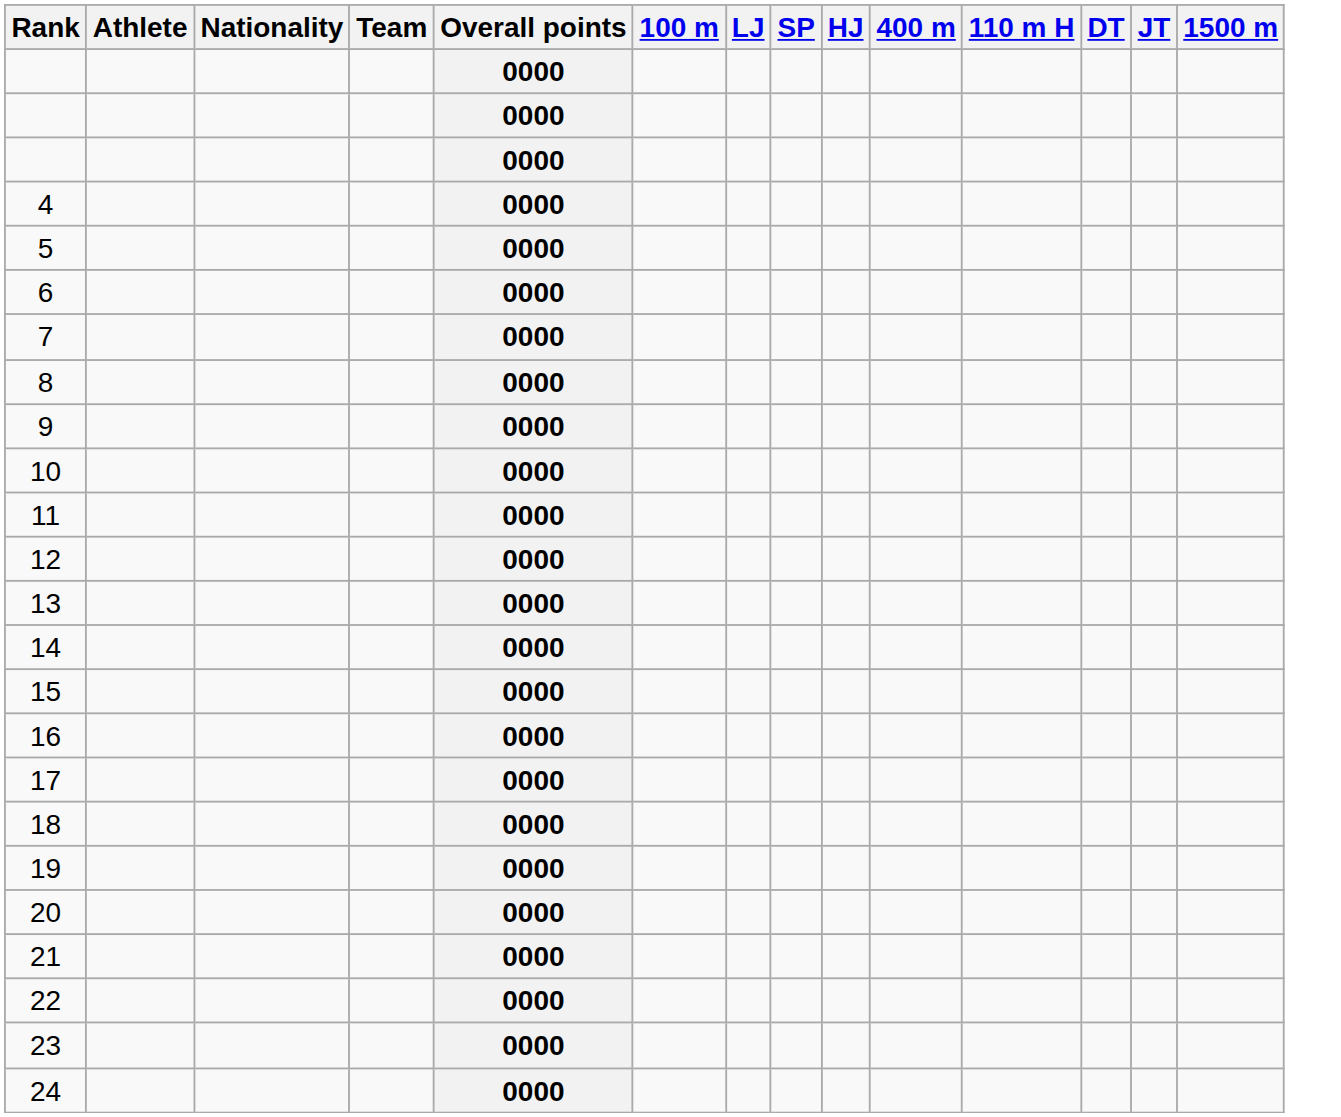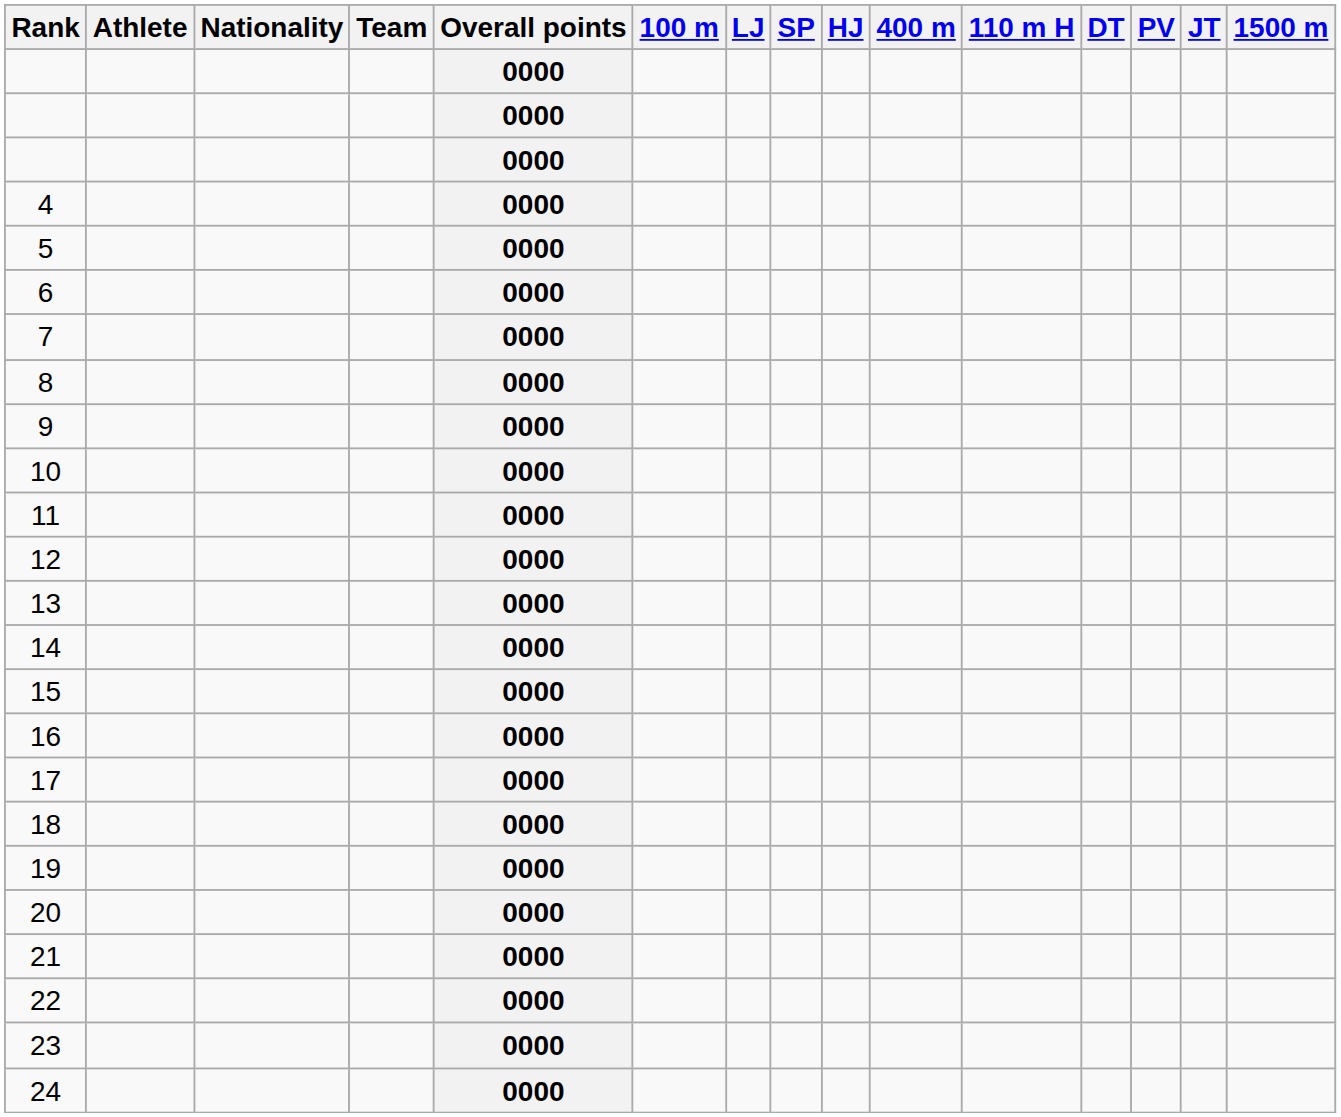+ column: (1156, 27)
